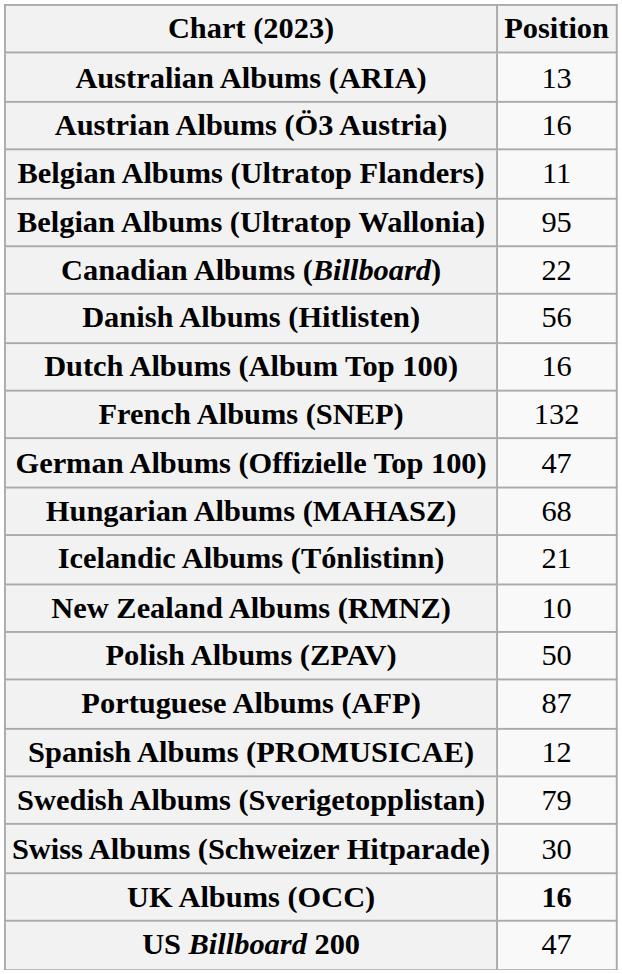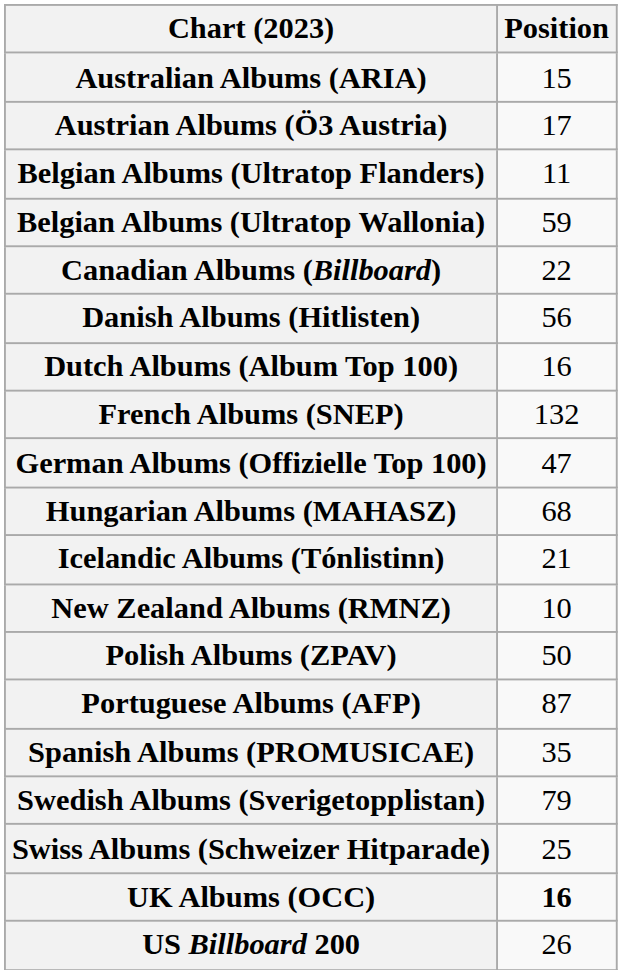(557, 76) 13 -> (557, 76) 15
(557, 125) 16 -> (557, 125) 17
(557, 221) 95 -> (557, 221) 59
(557, 751) 12 -> (557, 751) 35
(557, 848) 30 -> (557, 848) 25
(557, 944) 47 -> (557, 944) 26
